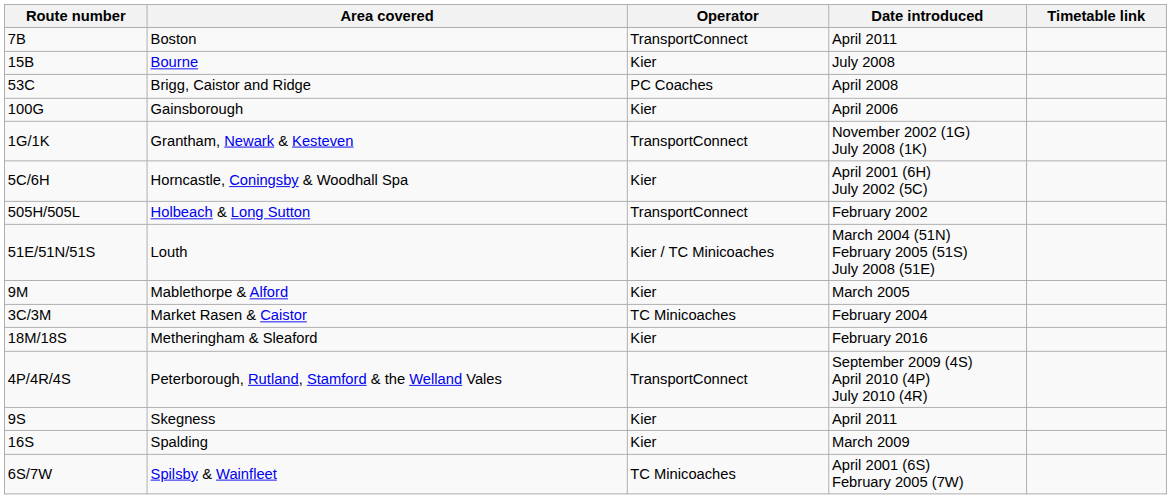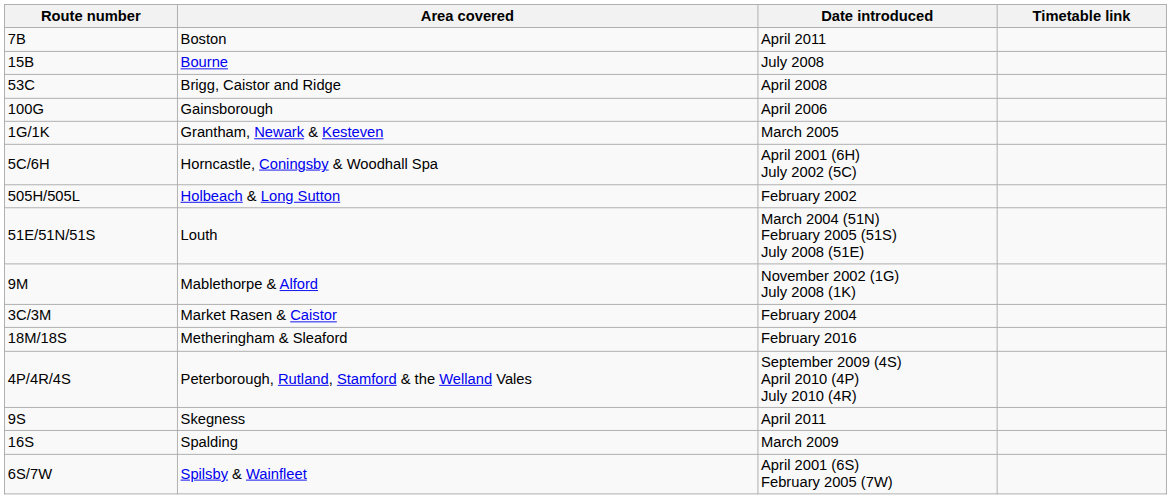- column: (728, 16)
(901, 141) November 2002 (1G) July 2008 (1K) -> (800, 132) March 2005
(871, 292) March 2005 -> (830, 284) November 2002 (1G) July 2008 (1K)
